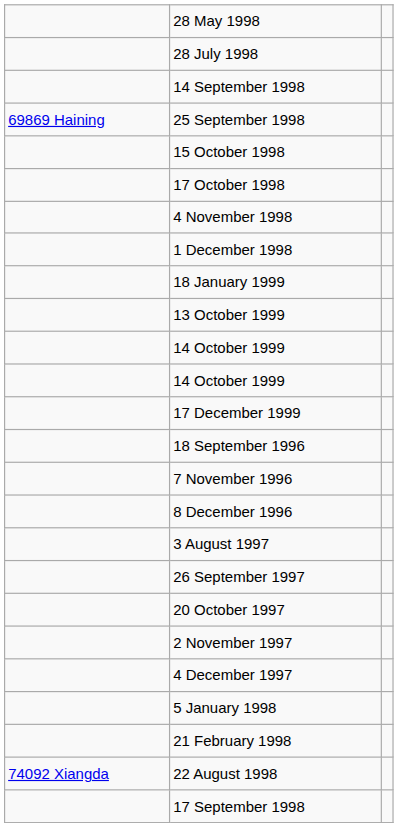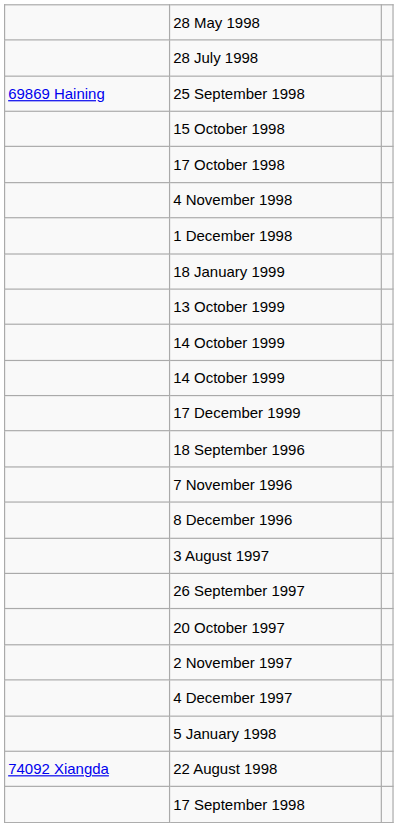- row: (87, 86)
- row: (87, 740)
